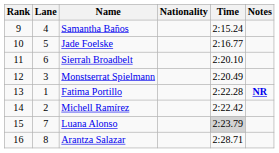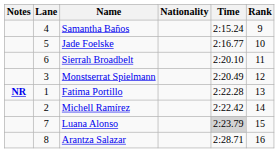columns swapped: (18, 12) <-> (260, 12)
